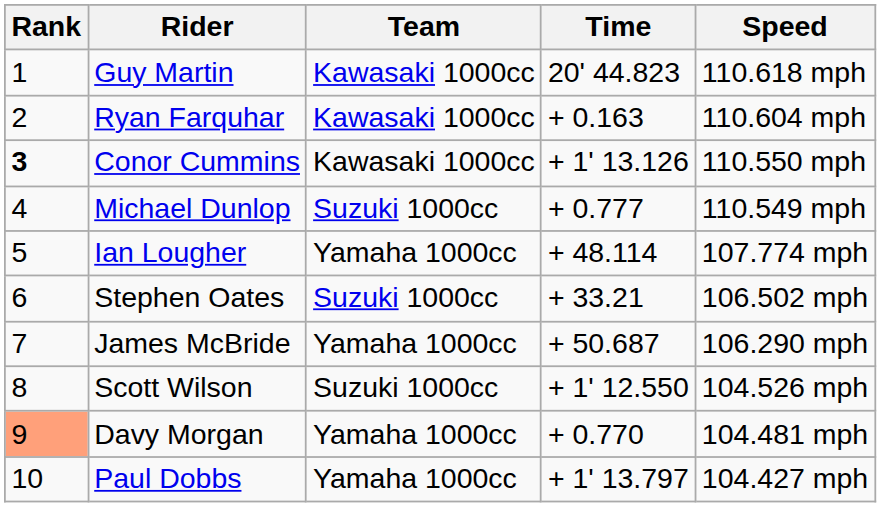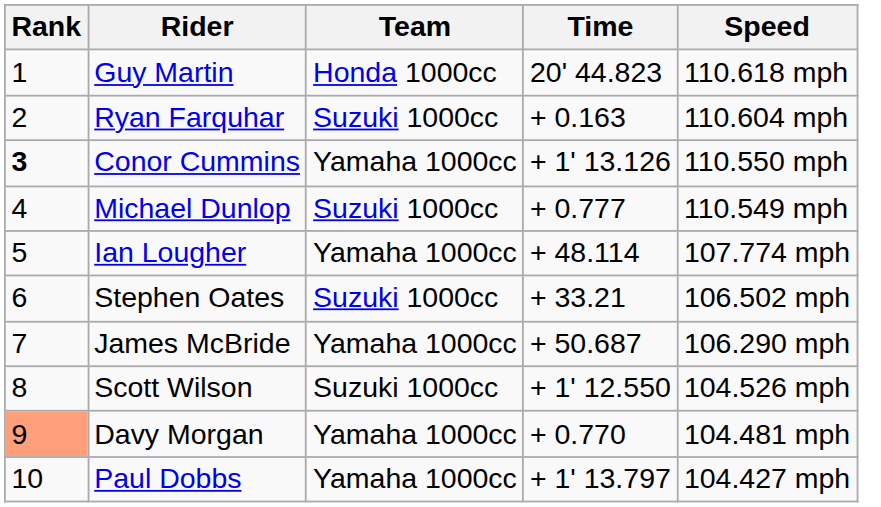(424, 72) Kawasaki 1000cc -> (405, 72) Honda 1000cc
(424, 117) Kawasaki 1000cc -> (406, 117) Suzuki 1000cc
(424, 162) Kawasaki 1000cc -> (415, 162) Yamaha 1000cc
